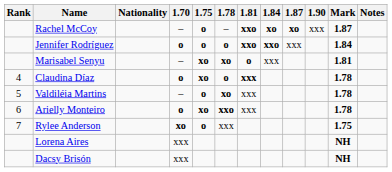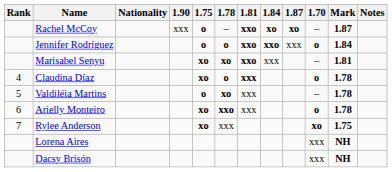columns swapped: (181, 12) <-> (317, 12)
(249, 61) o -> (249, 61) xxo
(203, 126) o -> (203, 126) xo
